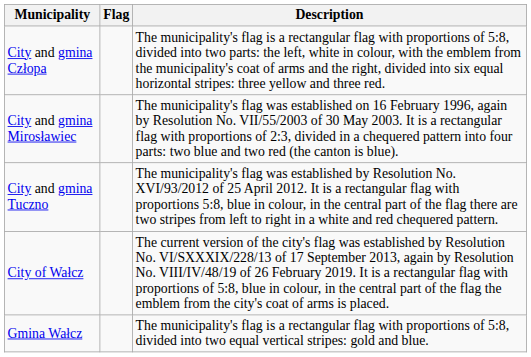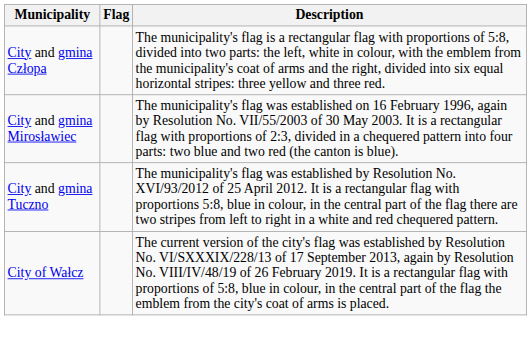- row: (45, 333)
